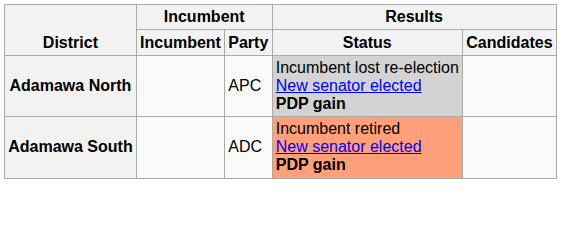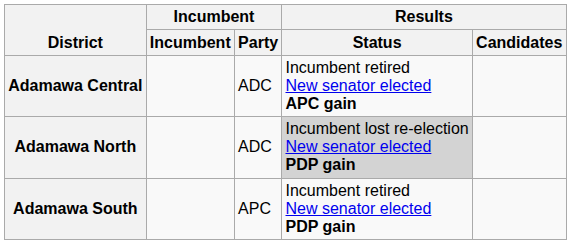+ row: (75, 85)
(245, 85) APC -> (255, 147) ADC
(245, 147) ADC -> (255, 208) APC
(349, 147) lightsalmon background -> (358, 208) no background
